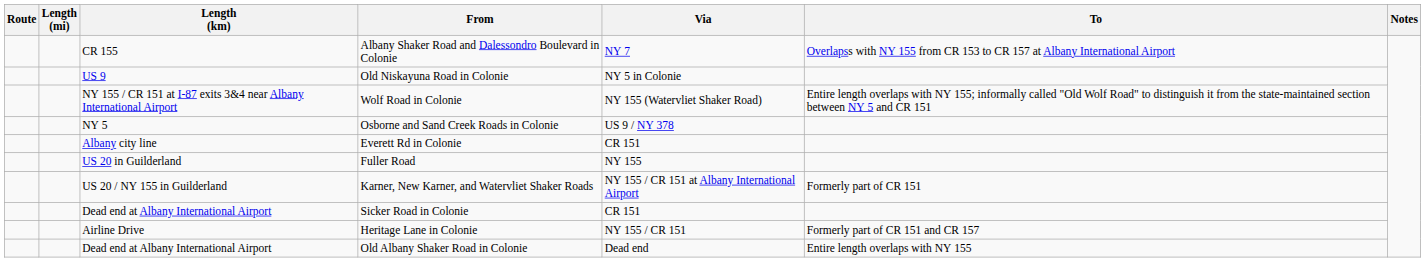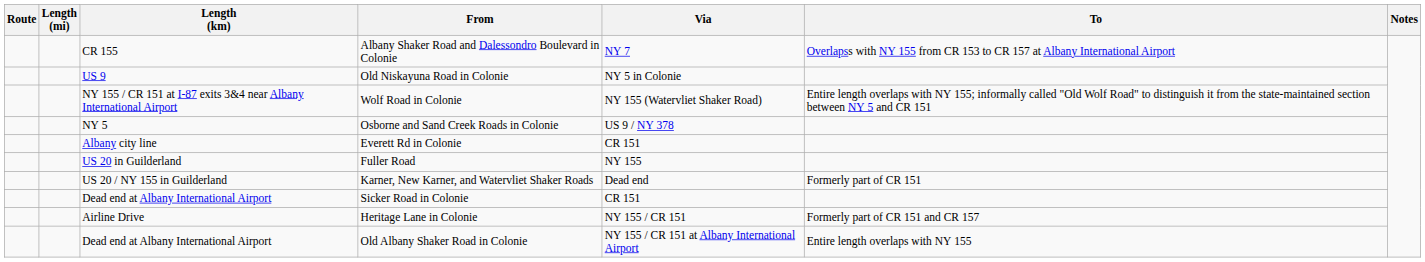(700, 186) NY 155 / CR 151 at Albany International Airport -> (627, 180) Dead end
(627, 248) Dead end -> (700, 241) NY 155 / CR 151 at Albany International Airport
